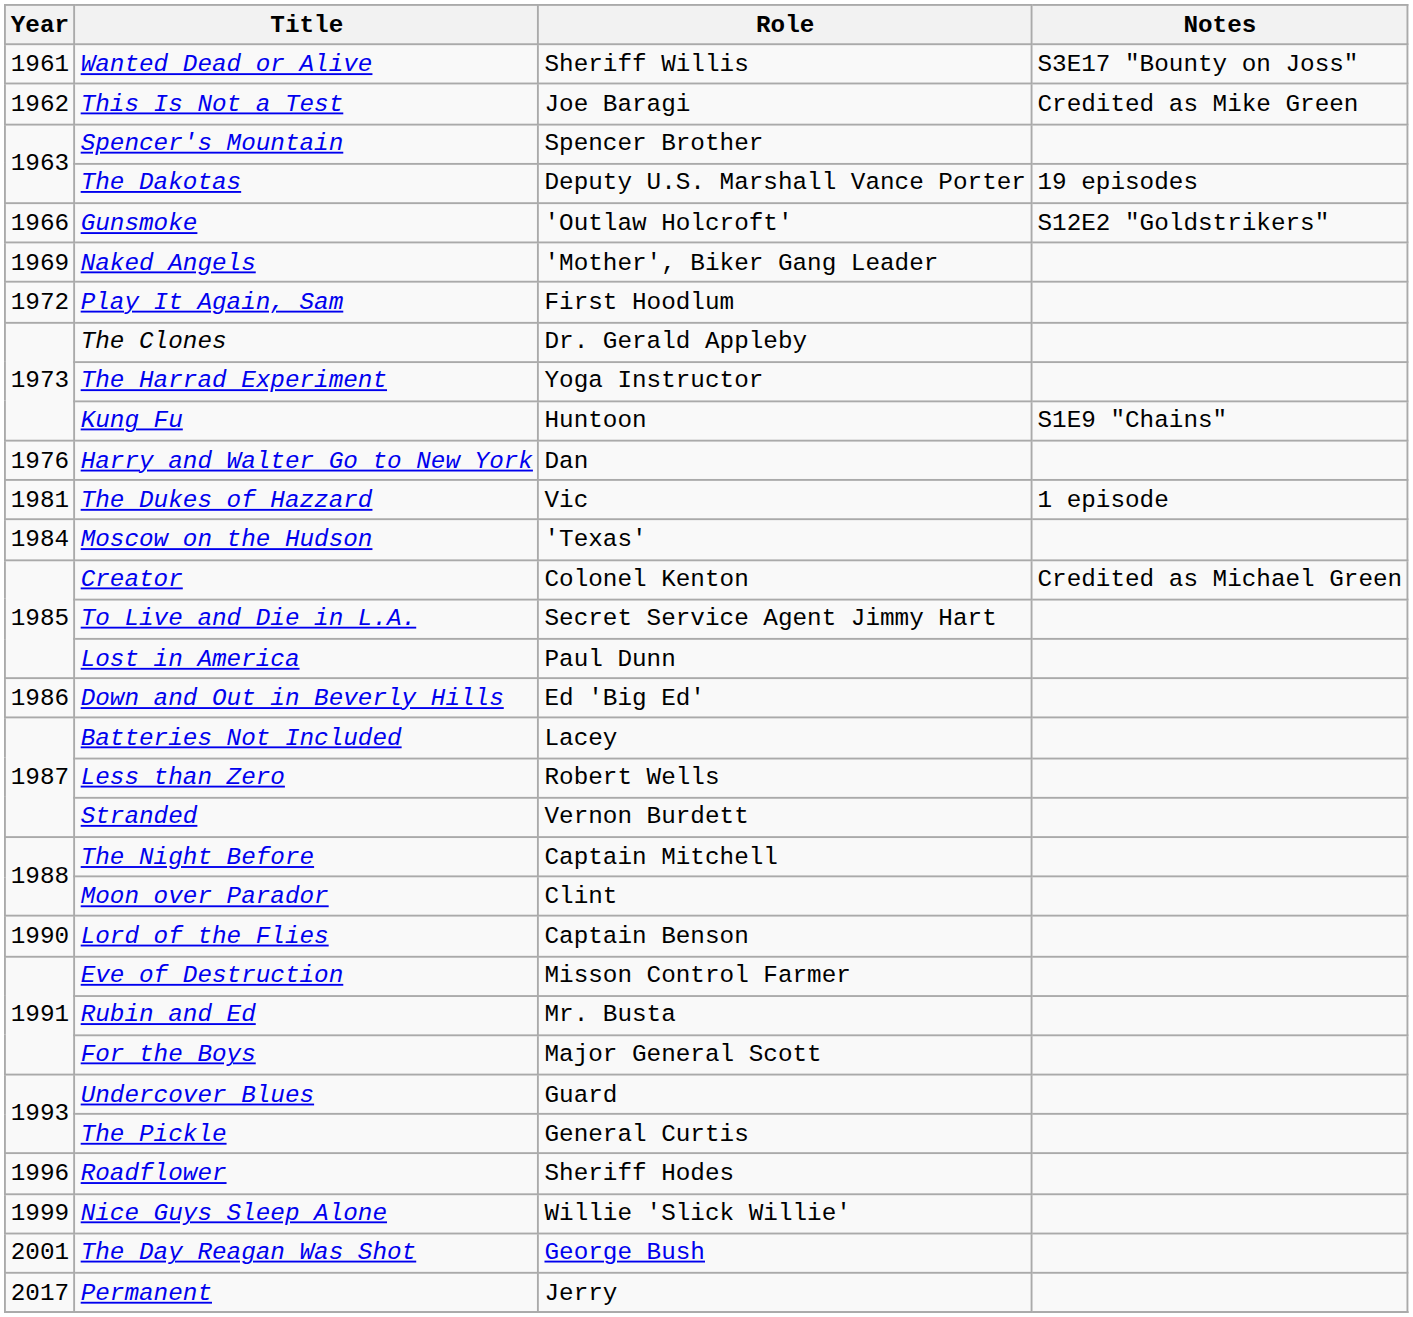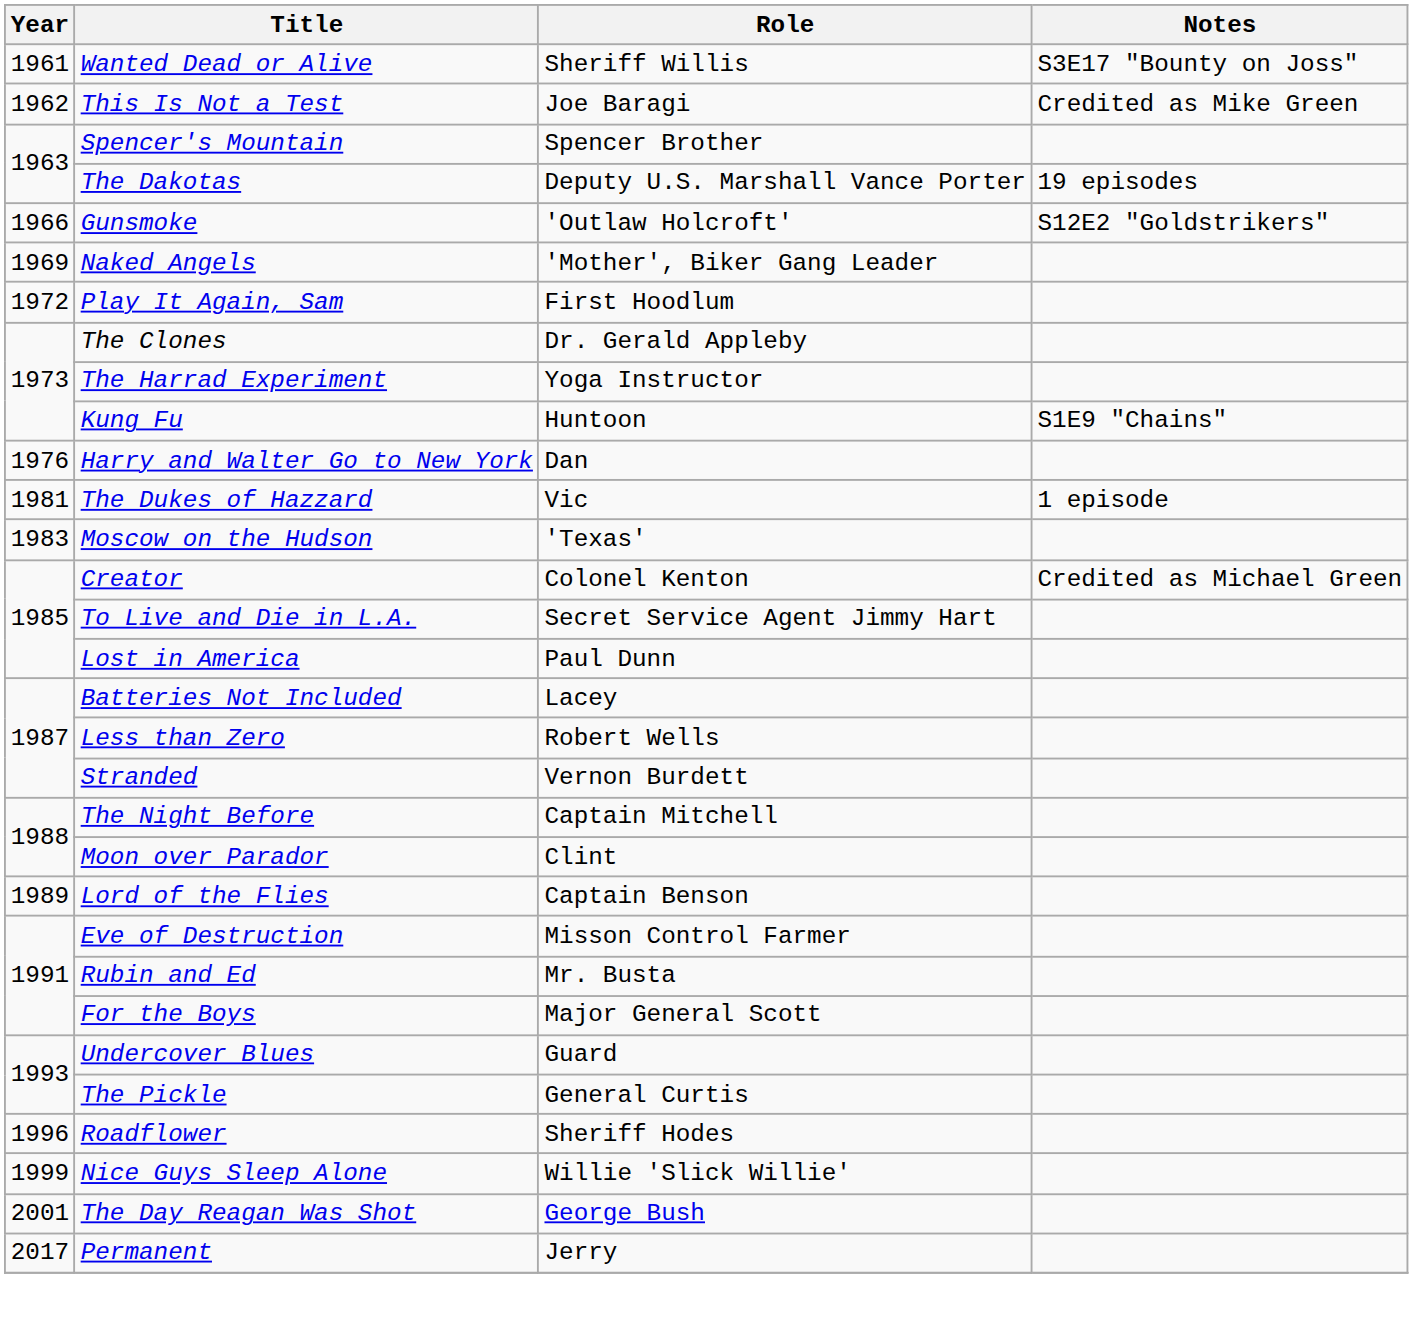(40, 540) 1984 -> (40, 540) 1983
- row: (292, 698)
(40, 936) 1990 -> (40, 896) 1989
